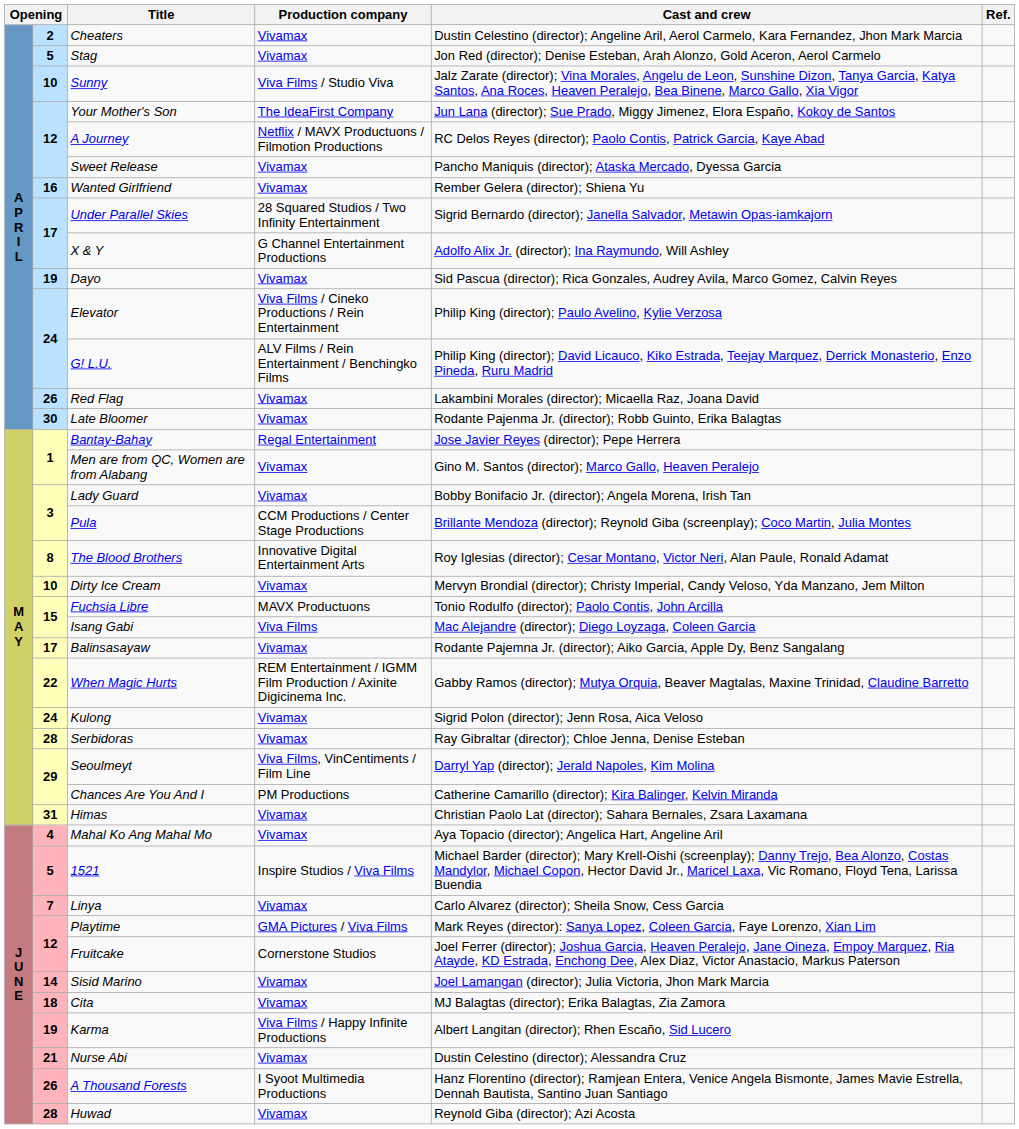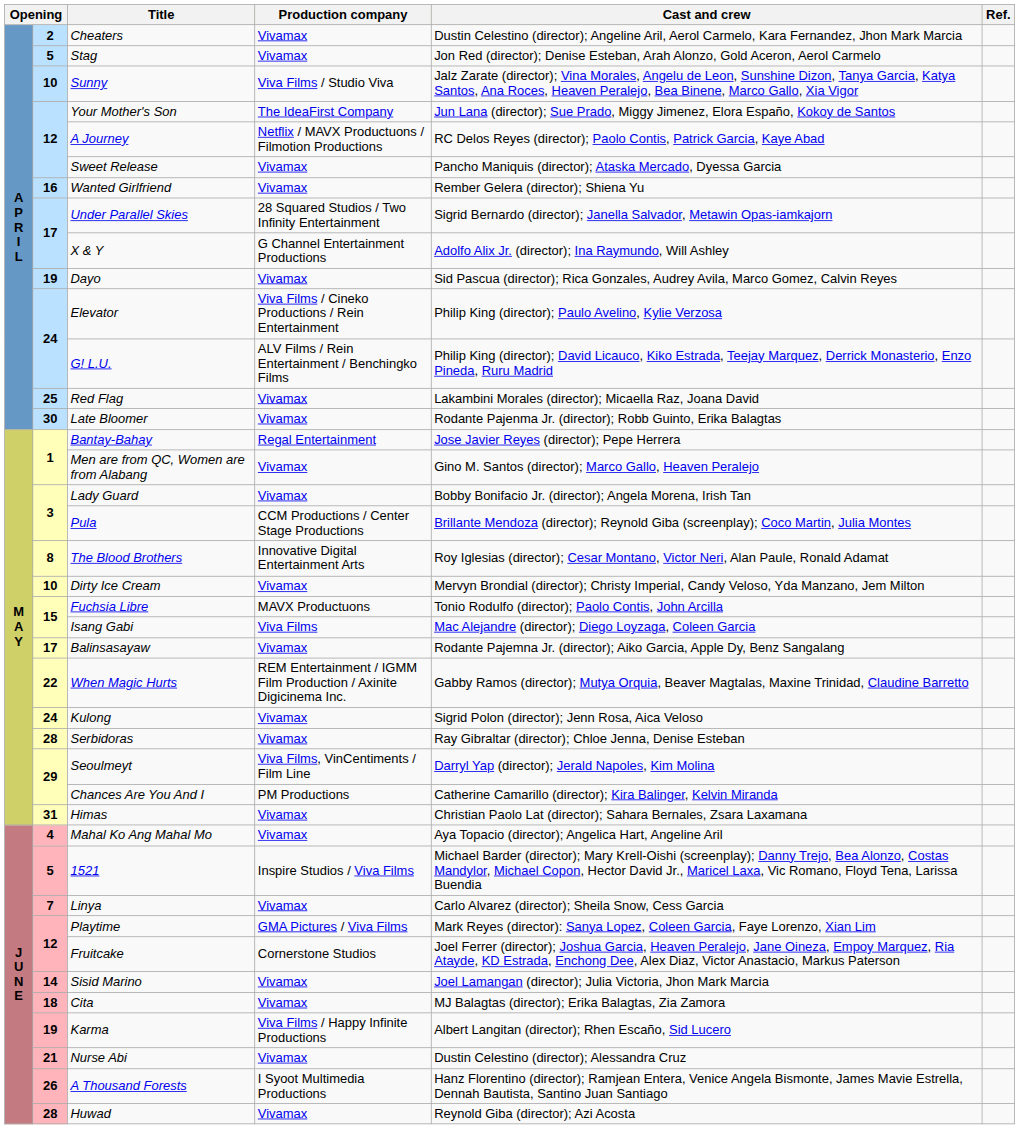(50, 398) 26 -> (50, 398) 25
